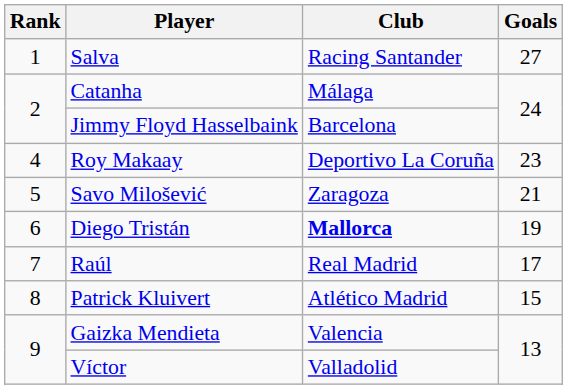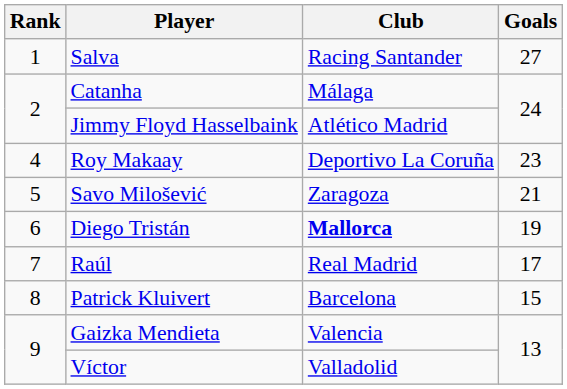(352, 125) Barcelona -> (378, 125) Atlético Madrid
(378, 297) Atlético Madrid -> (352, 297) Barcelona
